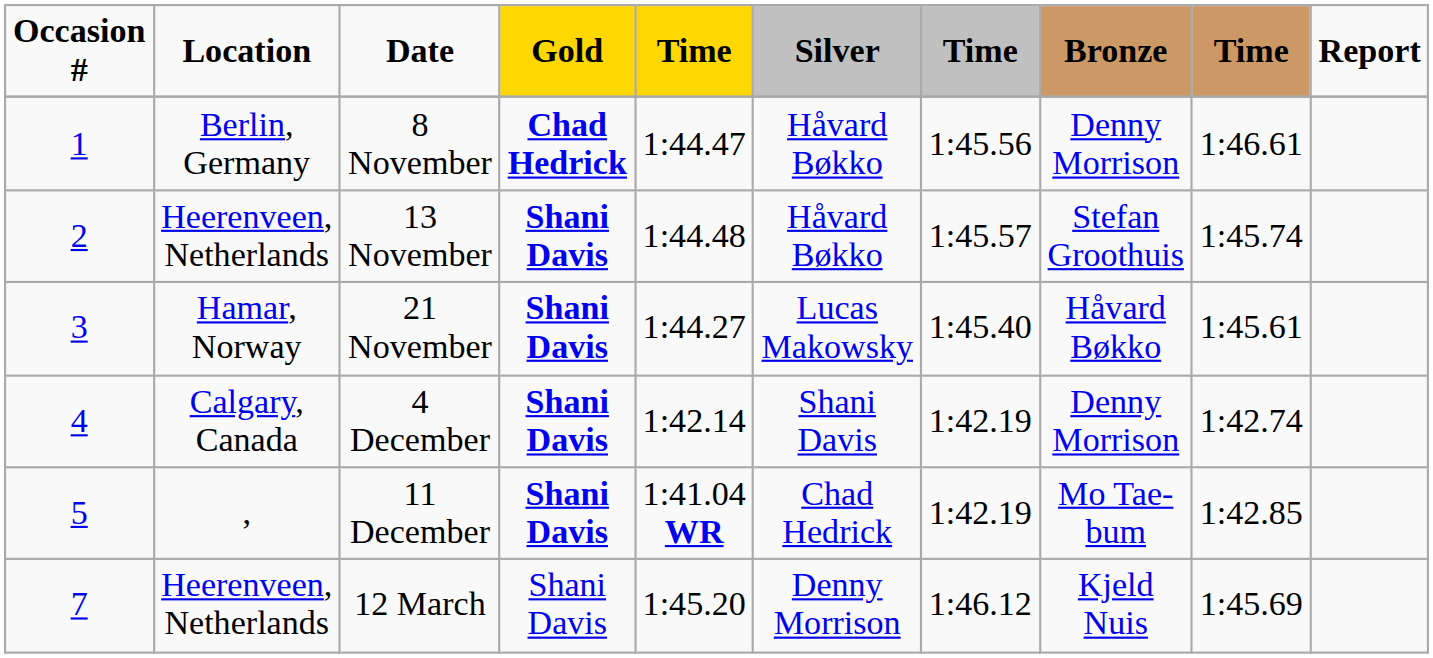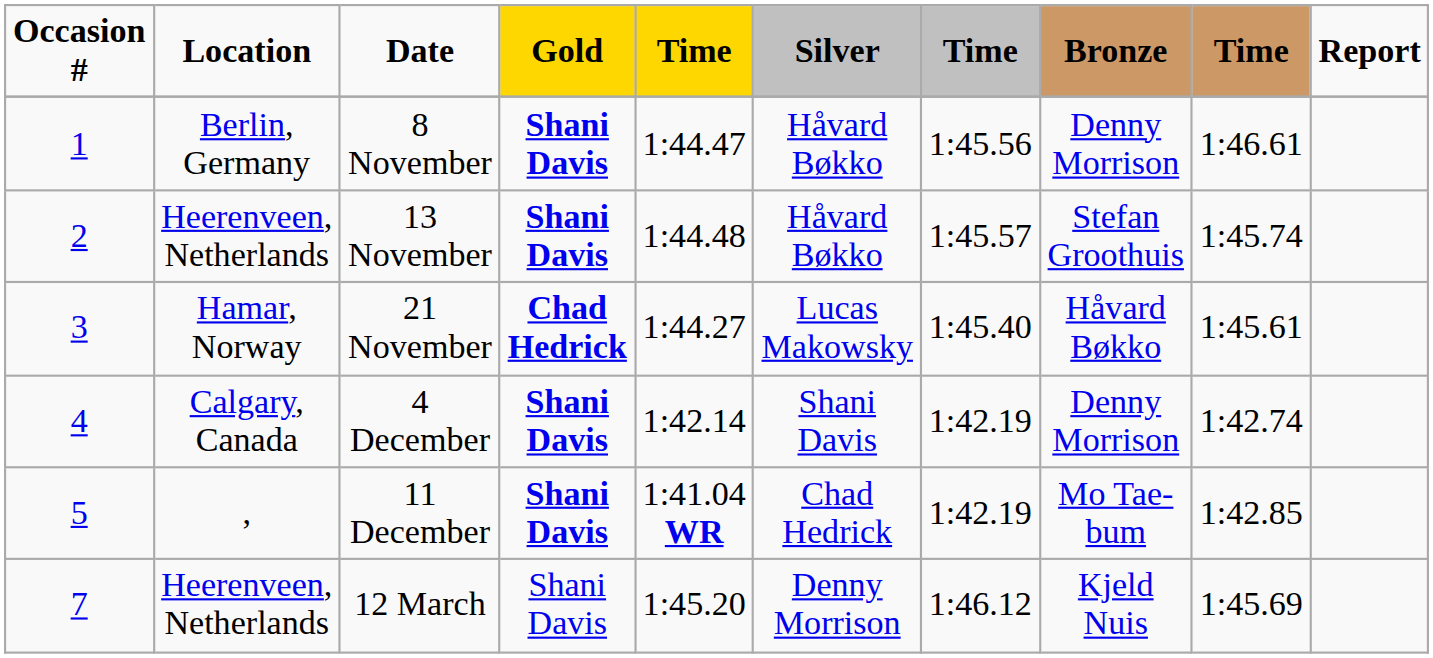(567, 143) Chad Hedrick -> (567, 143) Shani Davis
(567, 327) Shani Davis -> (567, 327) Chad Hedrick
